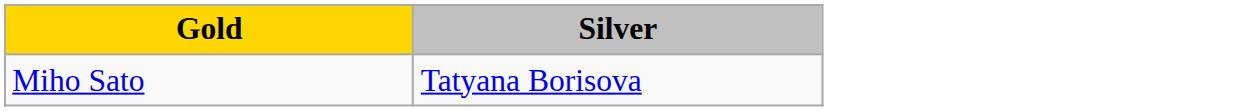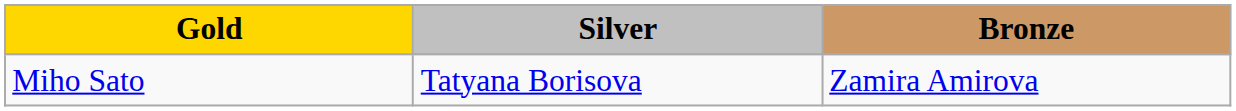+ column: (1026, 29)
